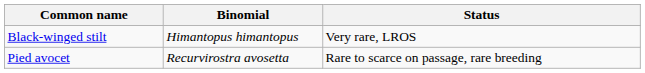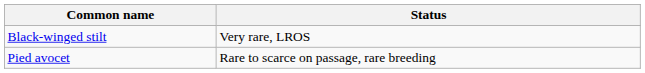- column: (243, 15)
